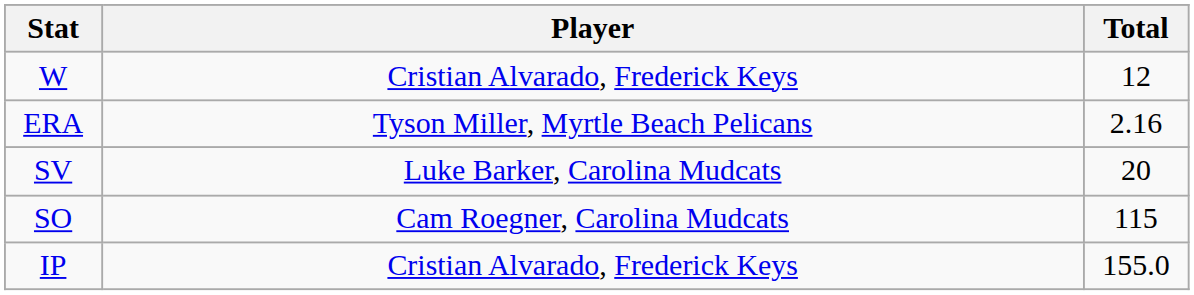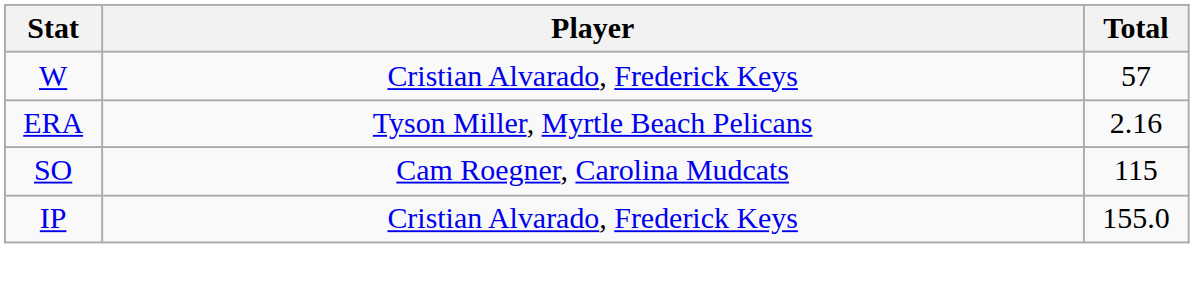(1136, 75) 12 -> (1136, 75) 57
- row: (53, 170)
